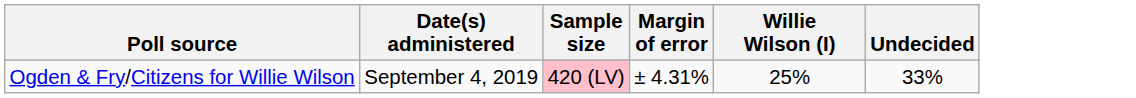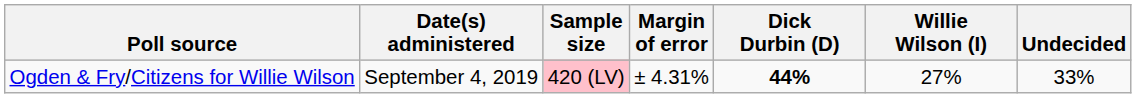+ column: (790, 33)
(790, 76) 25% -> (941, 76) 27%
